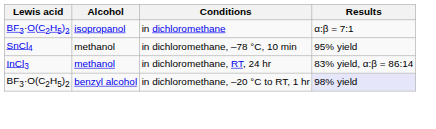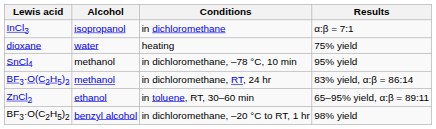(38, 29) BF3·O(C2H5)2 -> (18, 29) InCl3
+ row: (158, 45)
(18, 64) InCl3 -> (38, 80) BF3·O(C2H5)2
+ row: (198, 97)
(336, 82) lavender background -> (336, 115) no background
